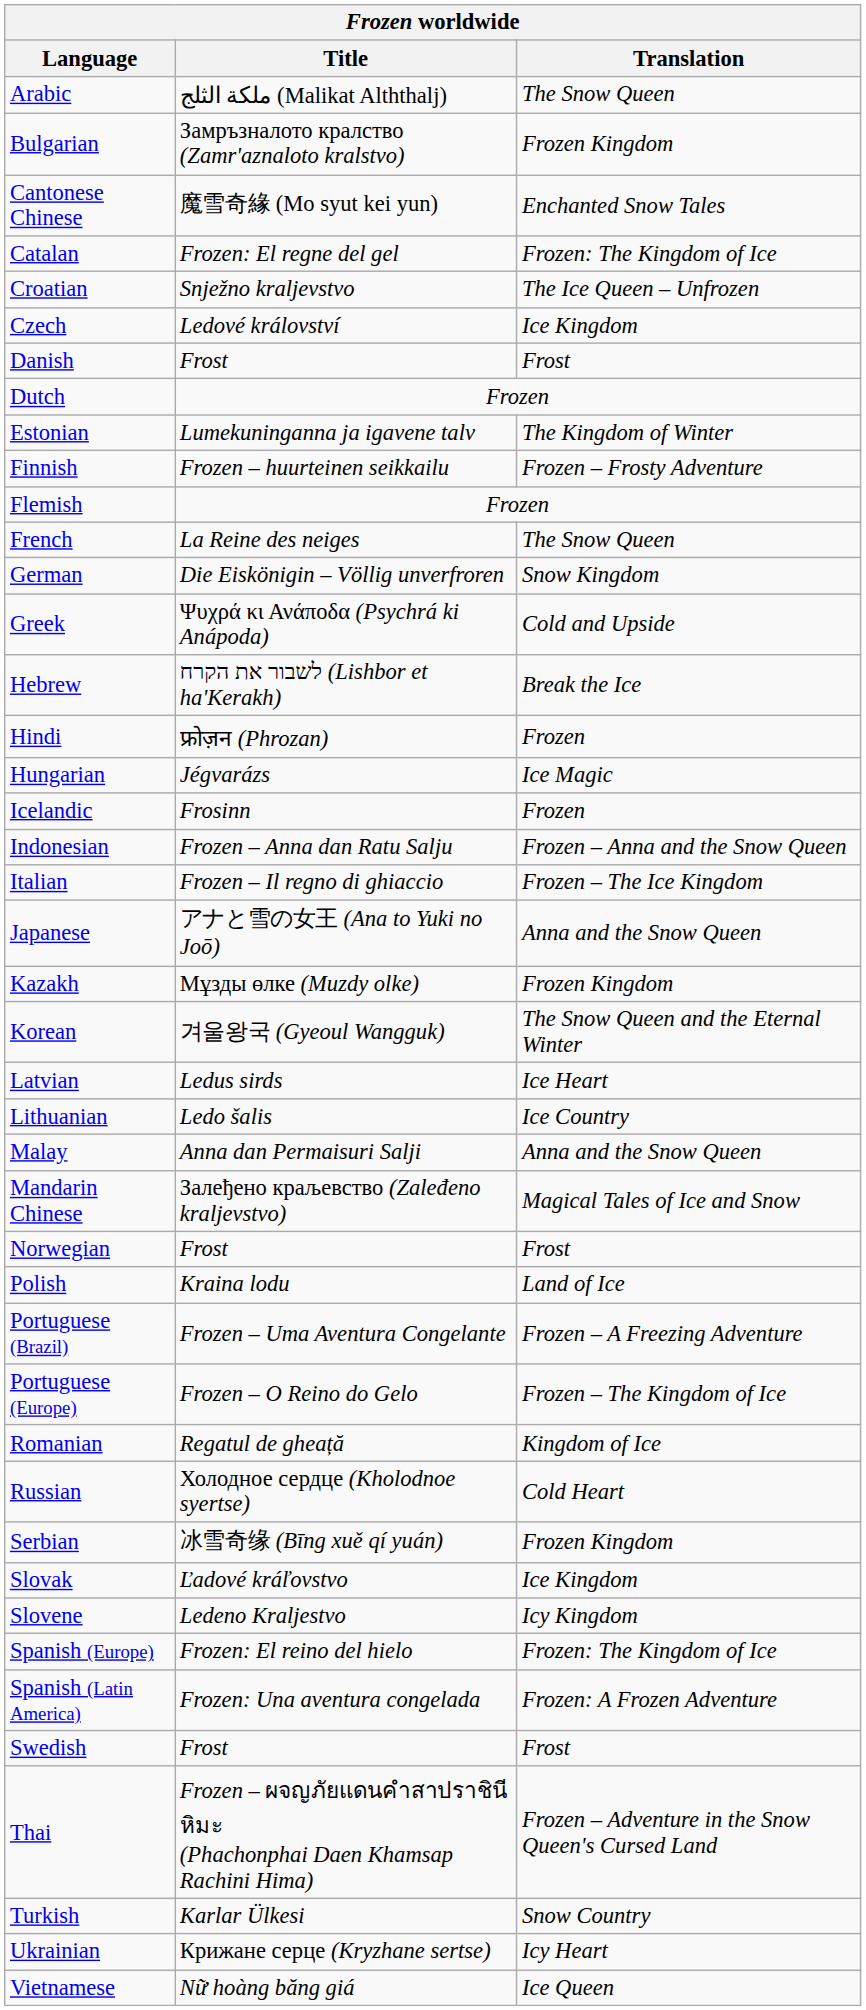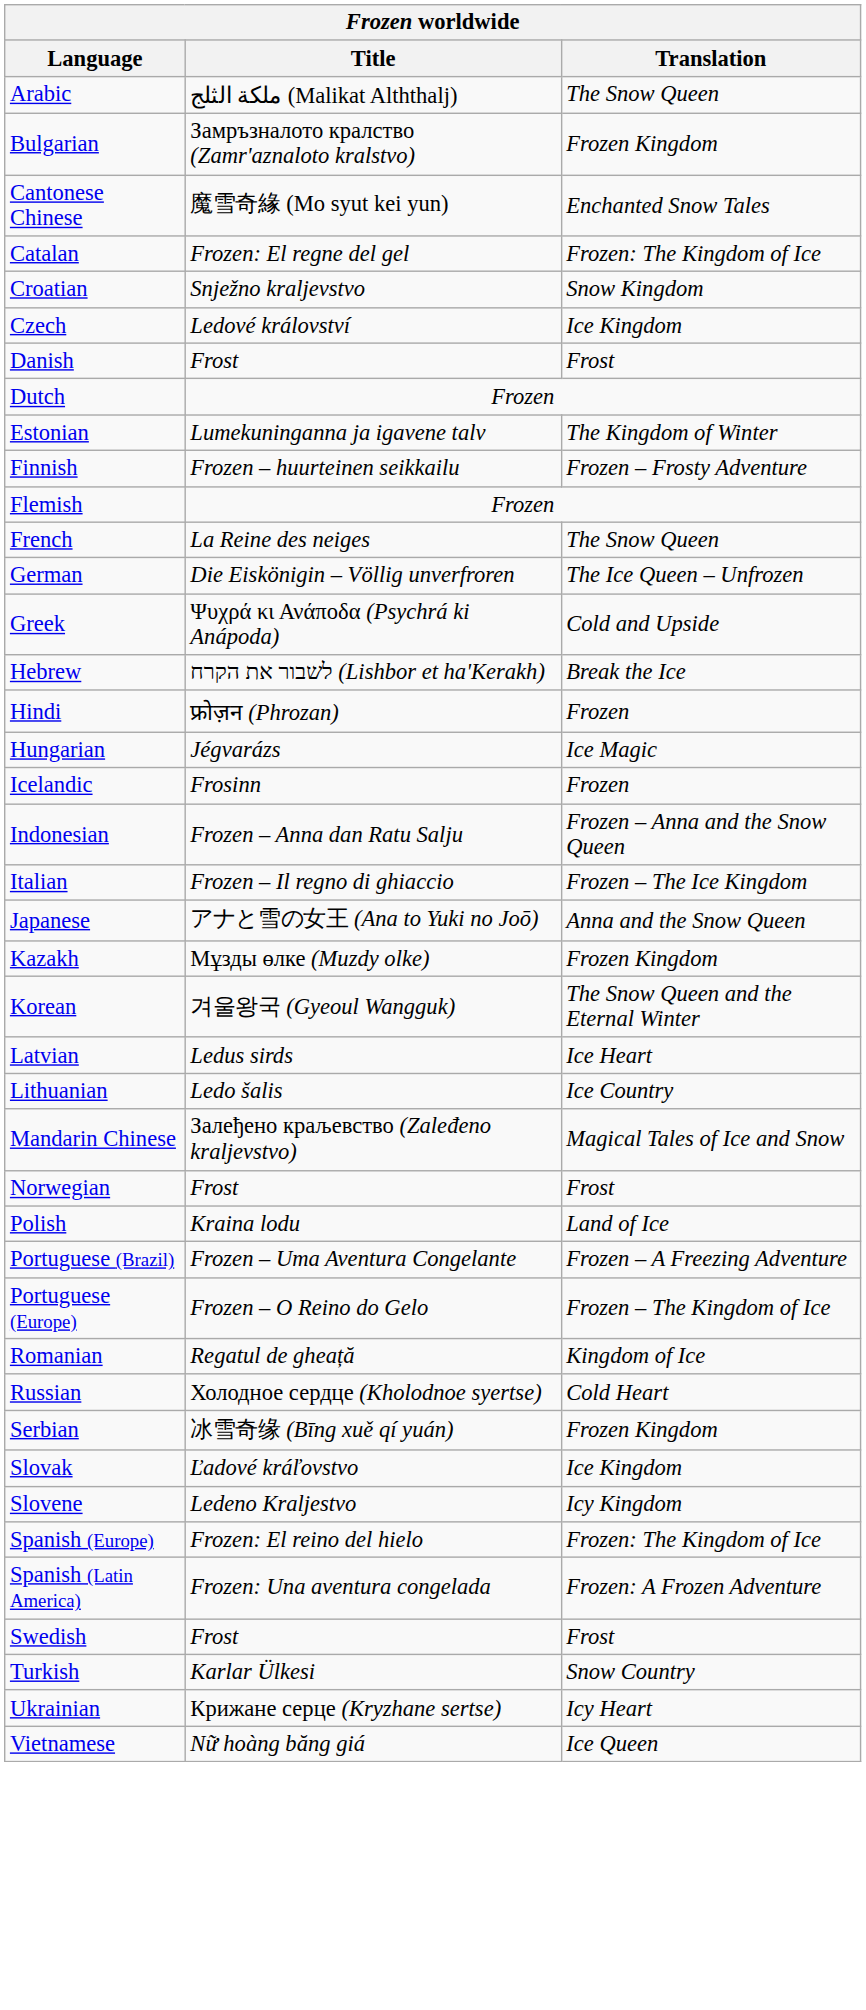(641, 289) The Ice Queen – Unfrozen -> (635, 289) Snow Kingdom
(591, 575) Snow Kingdom -> (685, 575) The Ice Queen – Unfrozen
- row: (39, 1151)
- row: (31, 1831)
